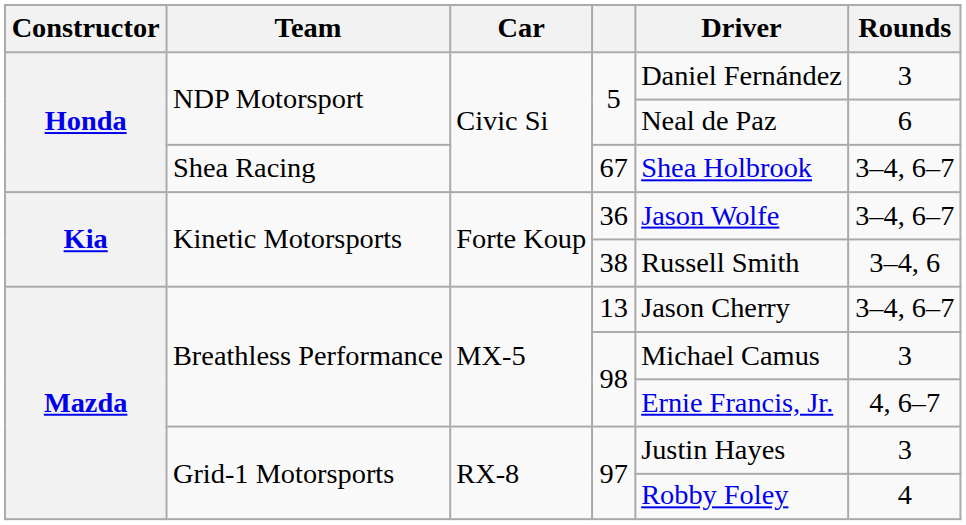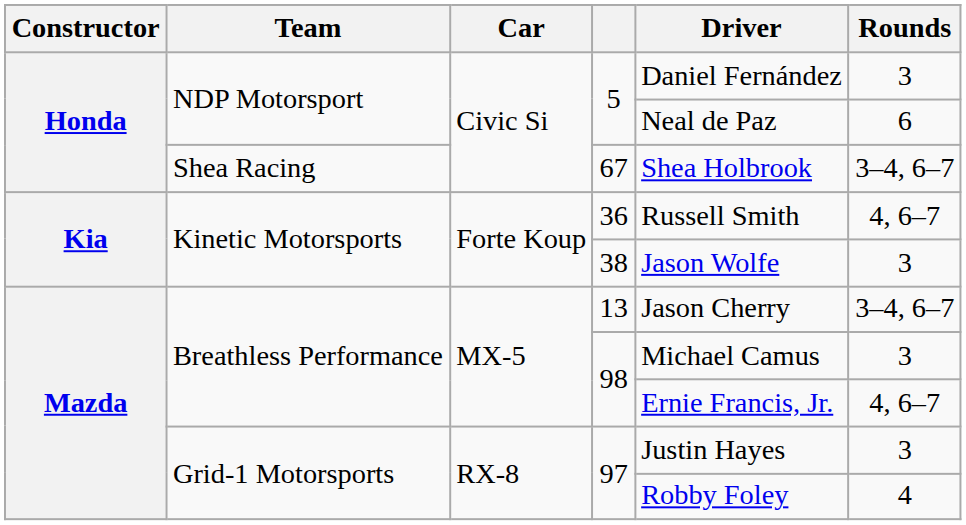(710, 215) Jason Wolfe -> (720, 215) Russell Smith
(905, 215) 3–4, 6–7 -> (905, 215) 4, 6–7
(720, 262) Russell Smith -> (710, 262) Jason Wolfe
(905, 262) 3–4, 6 -> (905, 262) 3
